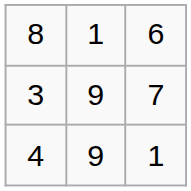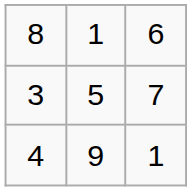(96, 94) 9 -> (96, 94) 5
